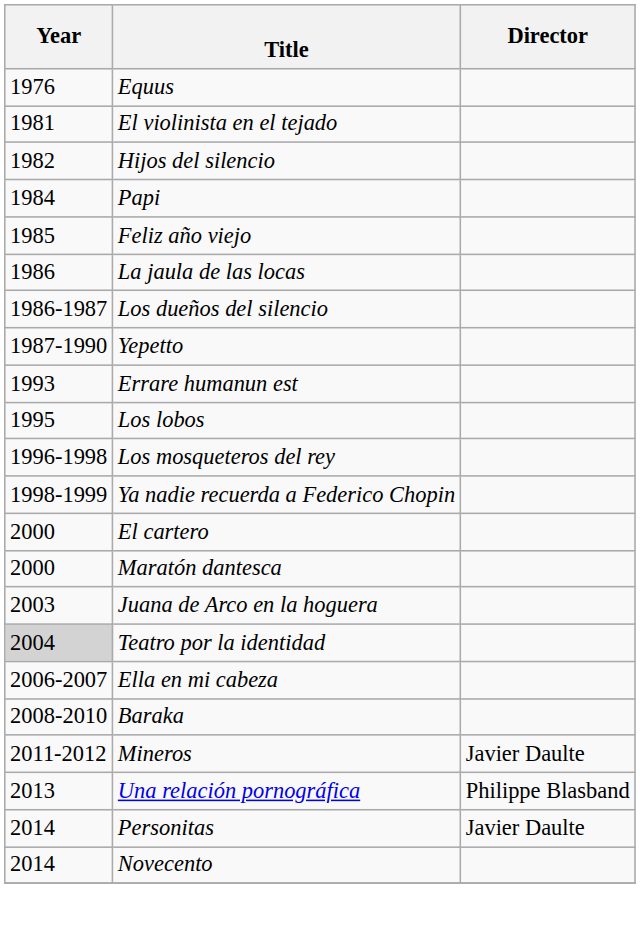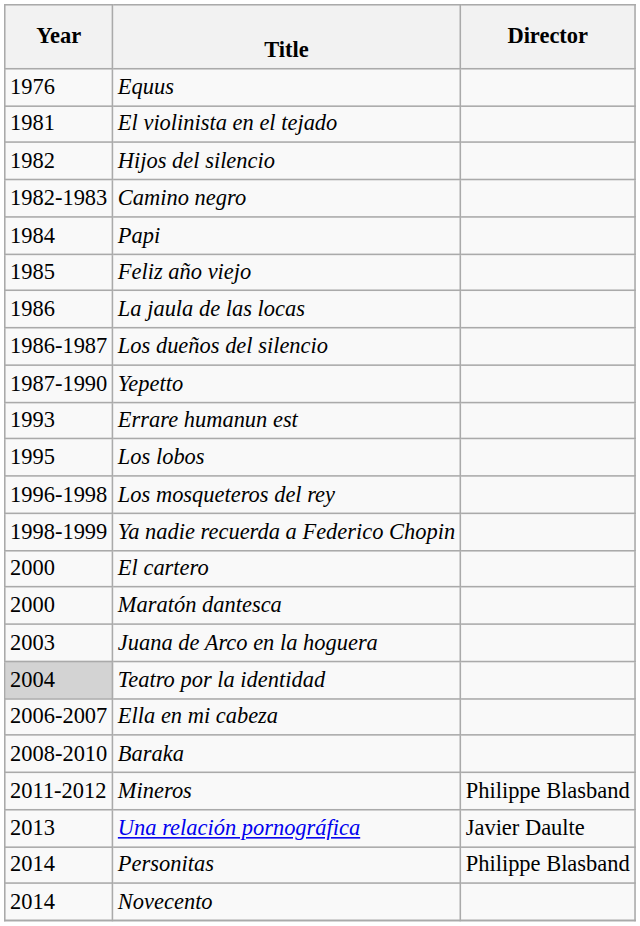+ row: (182, 198)
(525, 753) Javier Daulte -> (548, 790) Philippe Blasband
(548, 790) Philippe Blasband -> (525, 827) Javier Daulte
(525, 827) Javier Daulte -> (548, 865) Philippe Blasband
